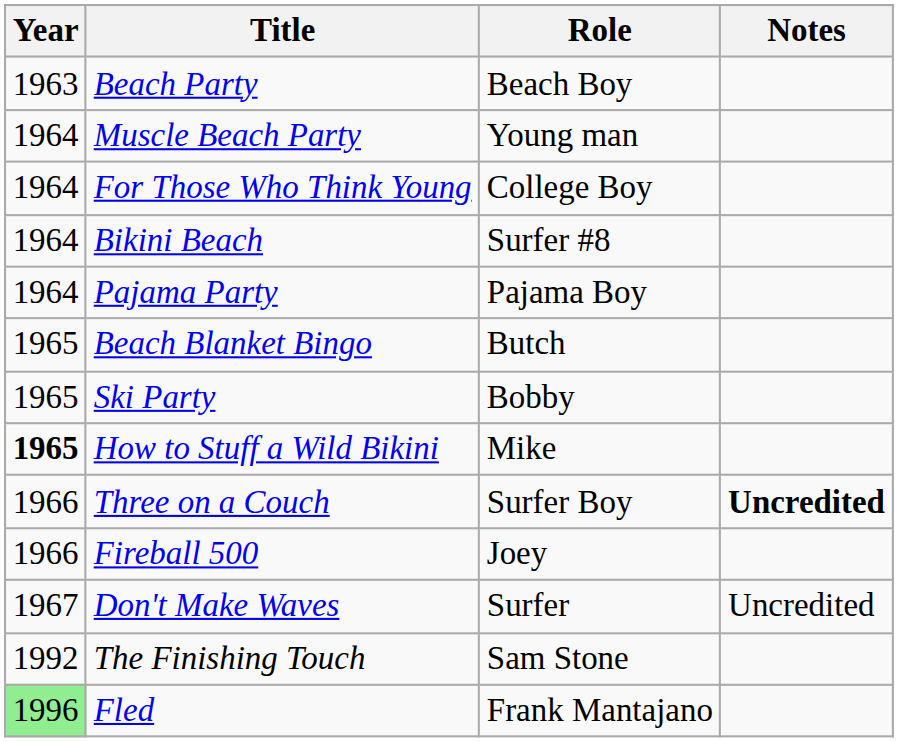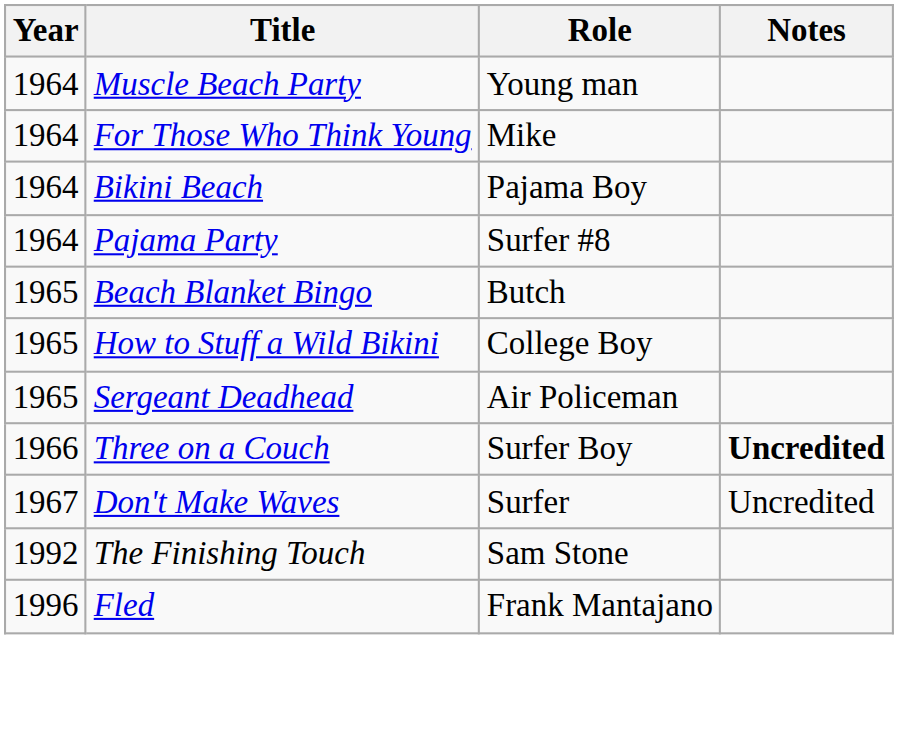- row: (176, 82)
(570, 187) College Boy -> (522, 135) Mike
(549, 239) Surfer #8 -> (567, 187) Pajama Boy
(567, 291) Pajama Boy -> (549, 239) Surfer #8
- row: (155, 396)
(46, 448) bold -> (46, 344) normal
(522, 448) Mike -> (570, 344) College Boy
+ row: (224, 396)
- row: (176, 553)
(46, 710) lightgreen background -> (46, 605) no background
